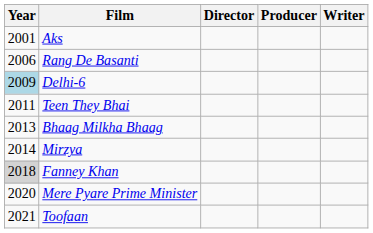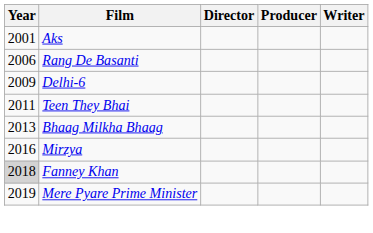(22, 82) lightblue background -> (22, 82) no background
(22, 149) 2014 -> (22, 149) 2016
(22, 194) 2020 -> (22, 194) 2019
- row: (65, 216)
